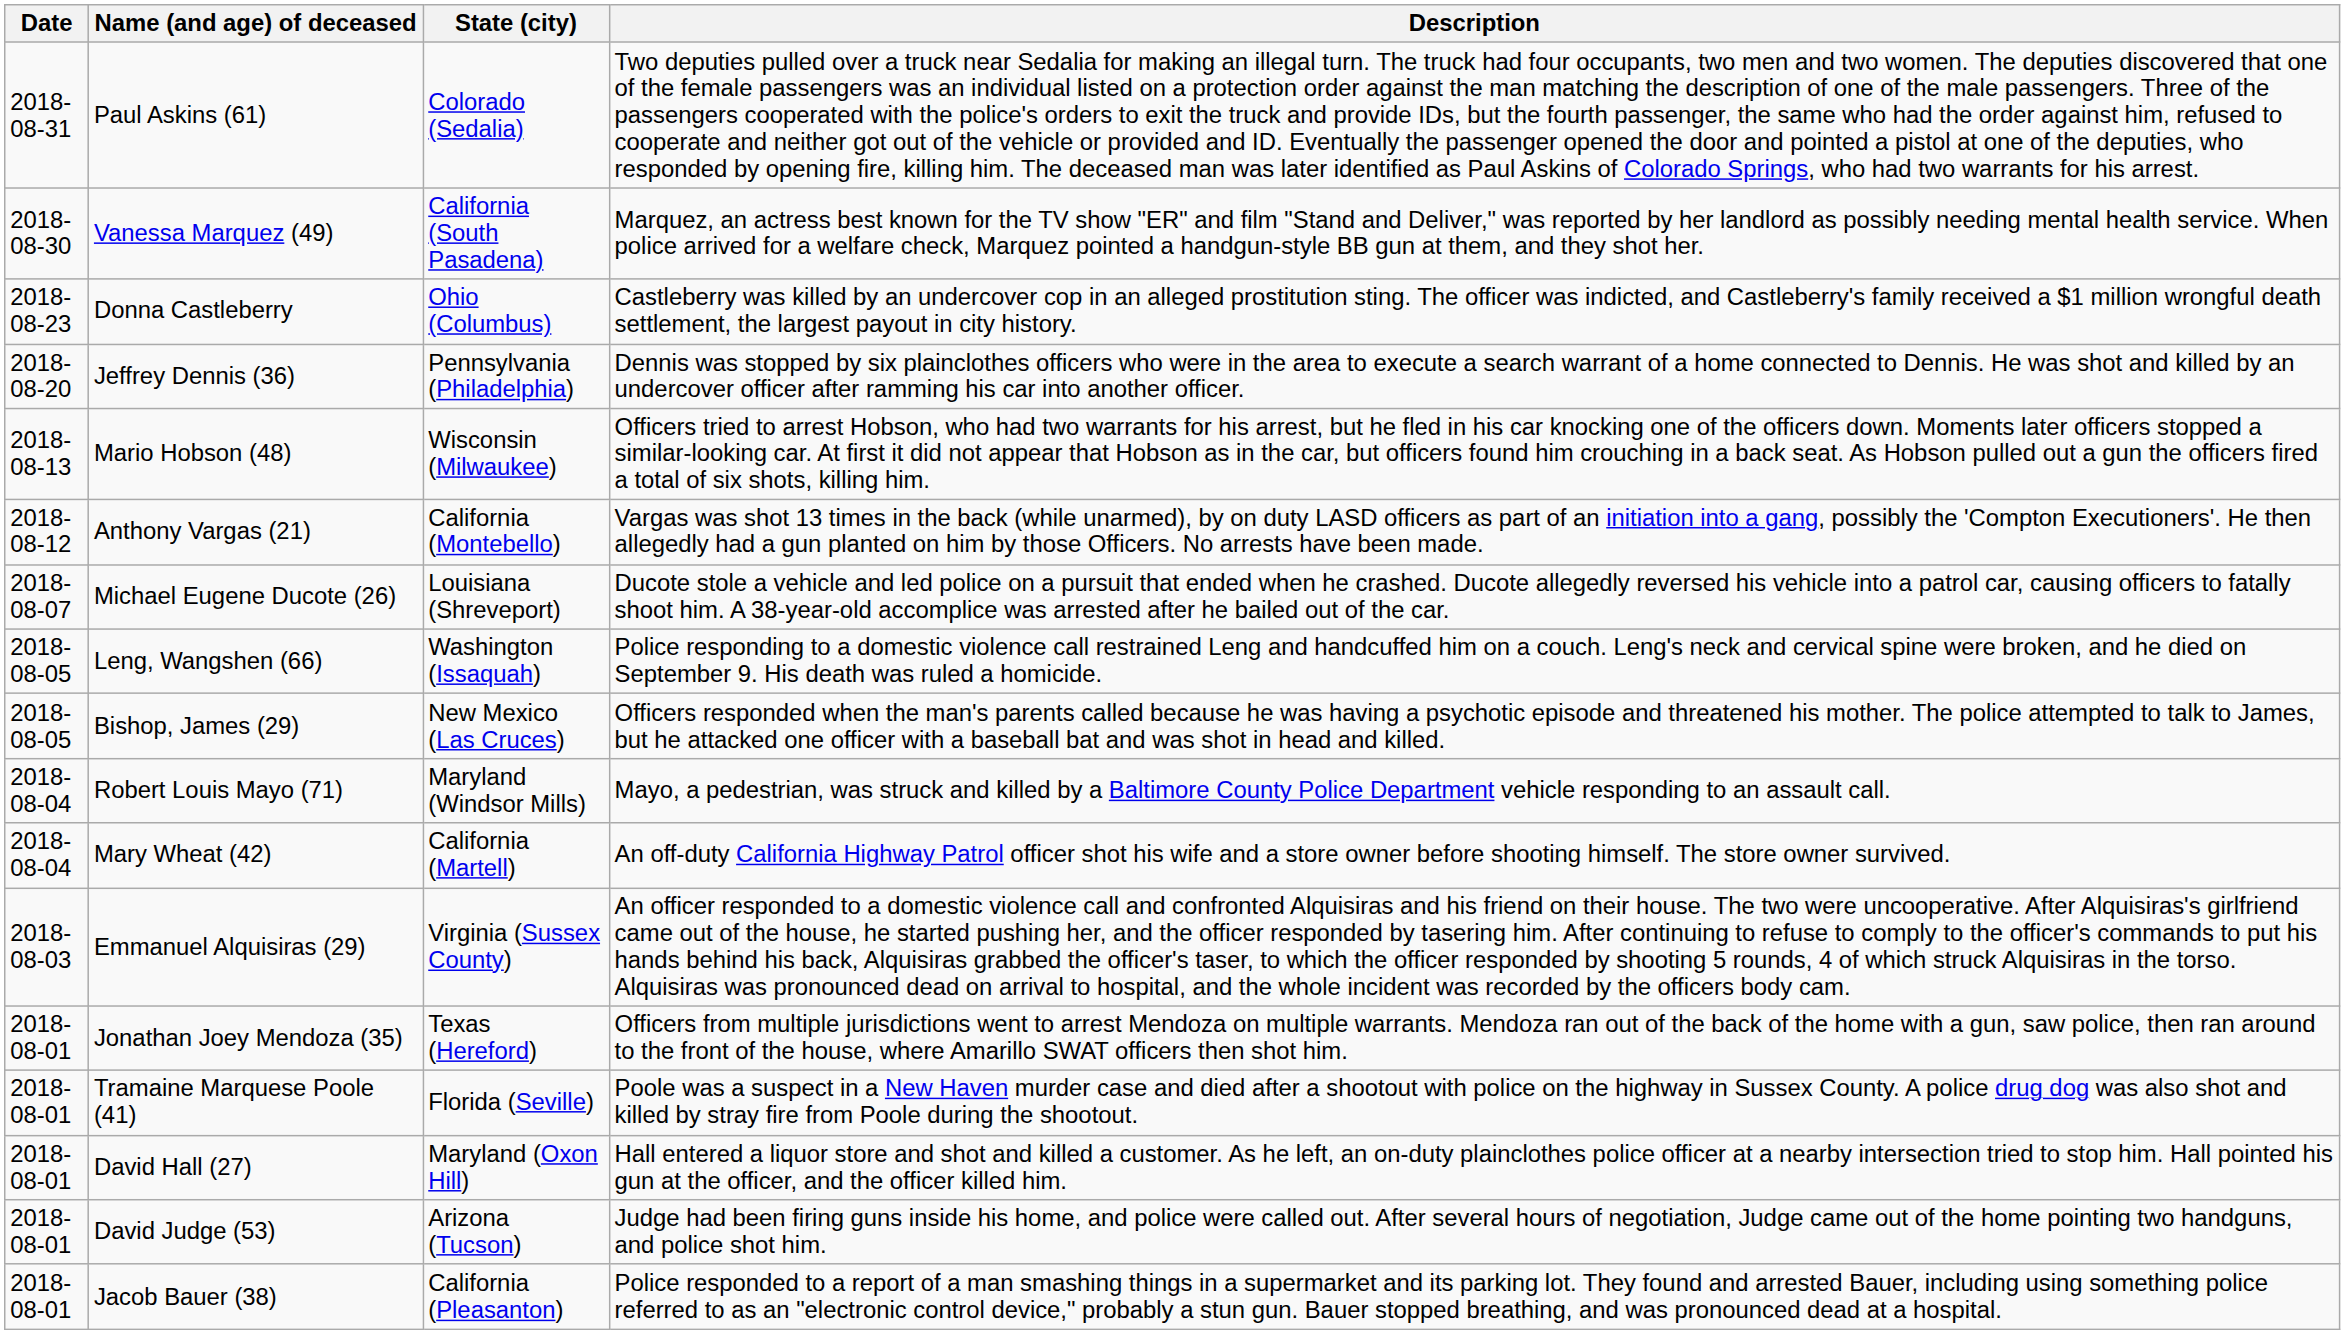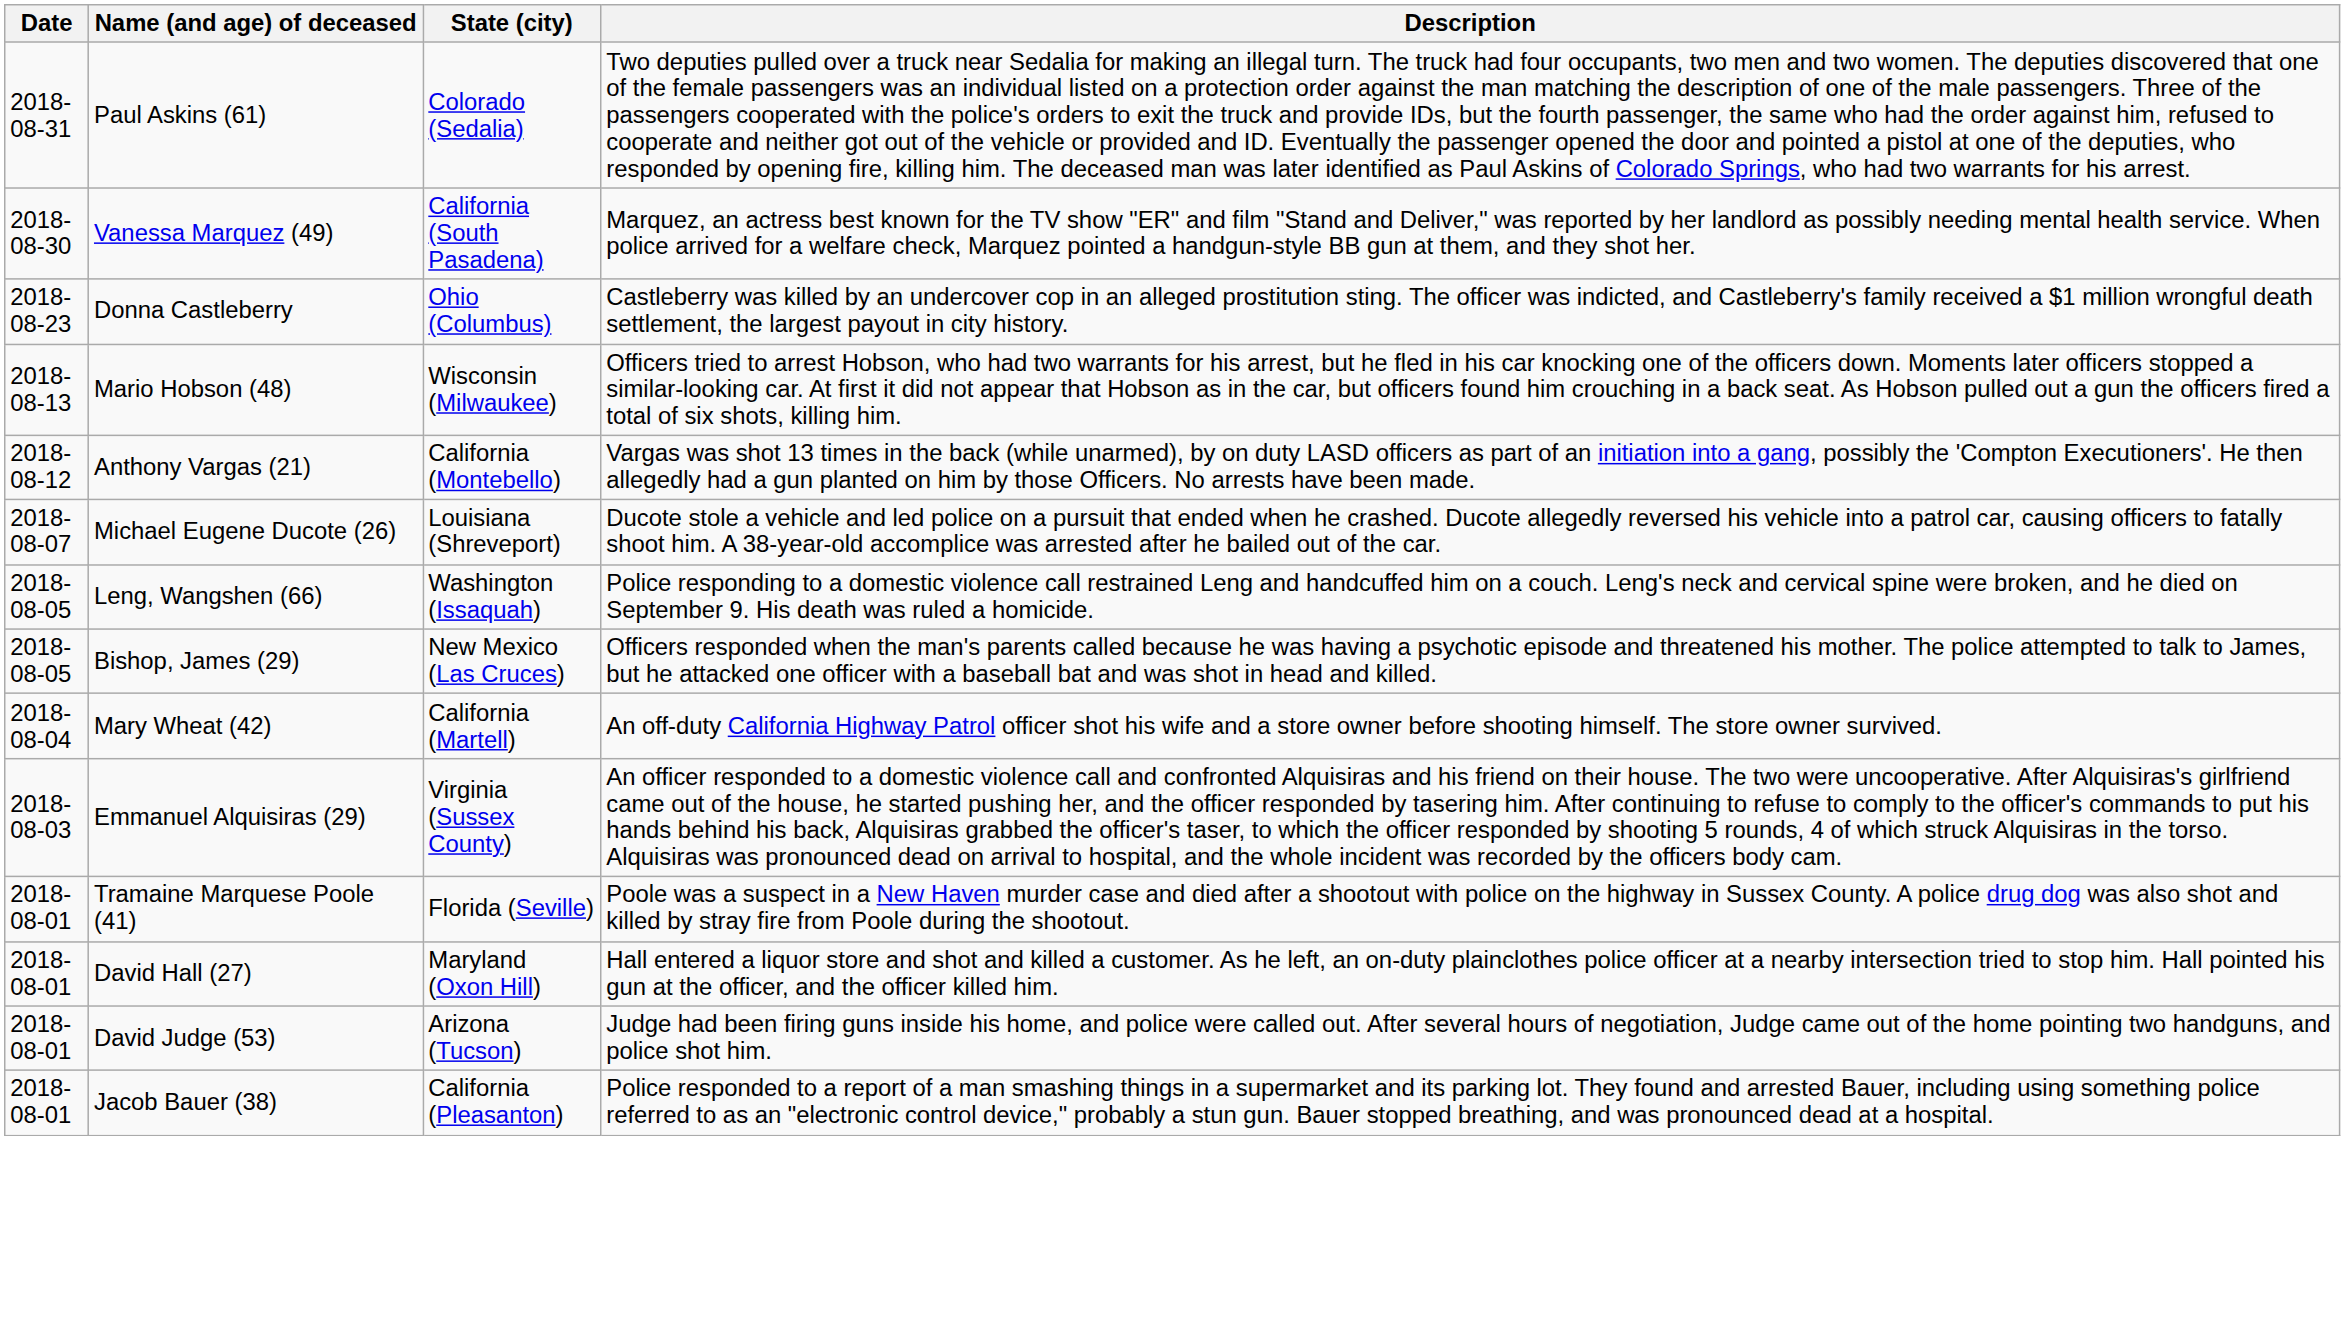- row: (194, 375)
- row: (218, 790)
- row: (248, 1037)
